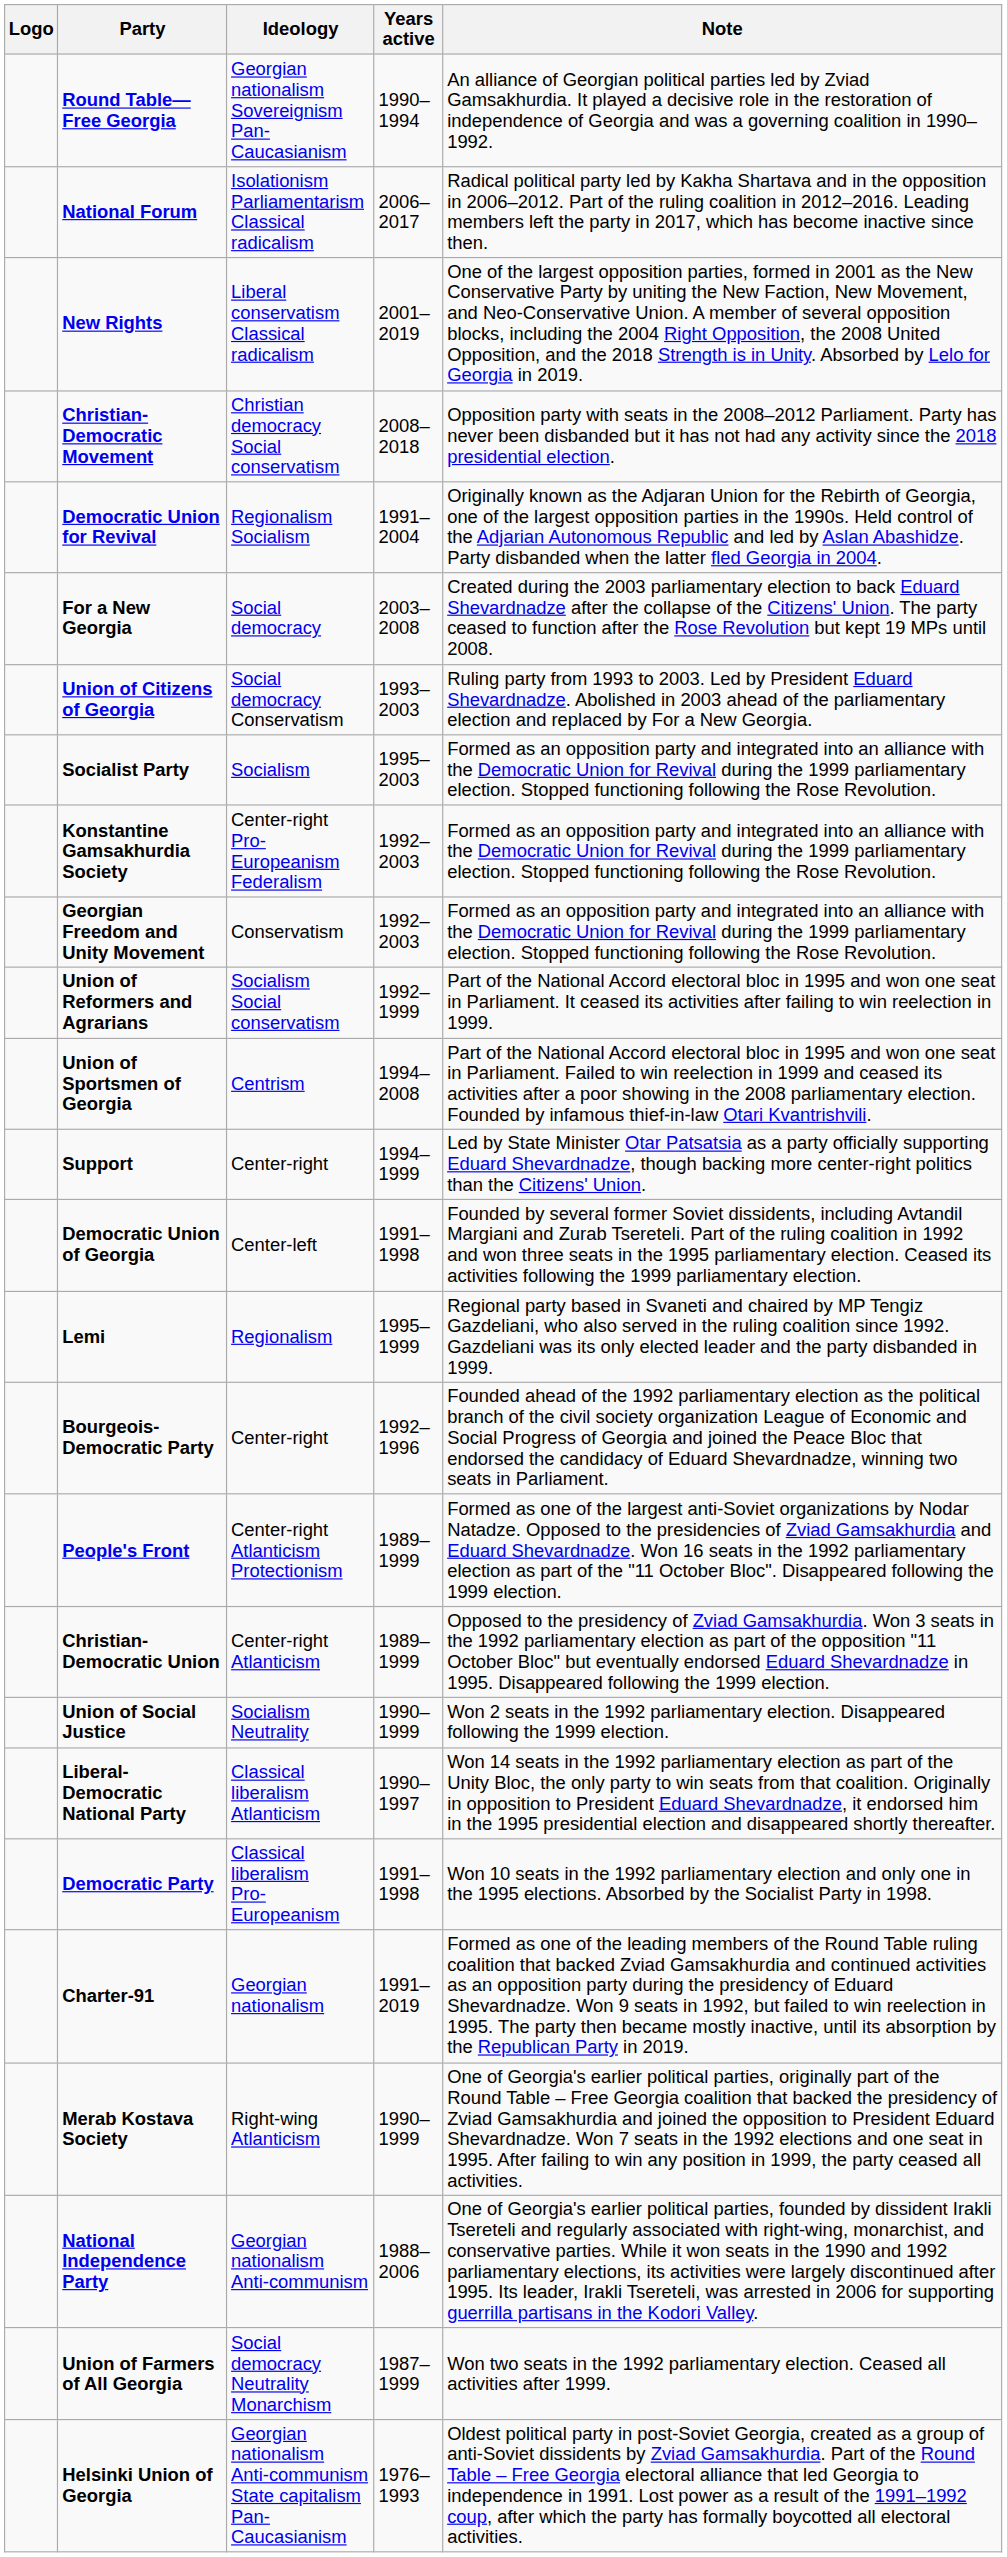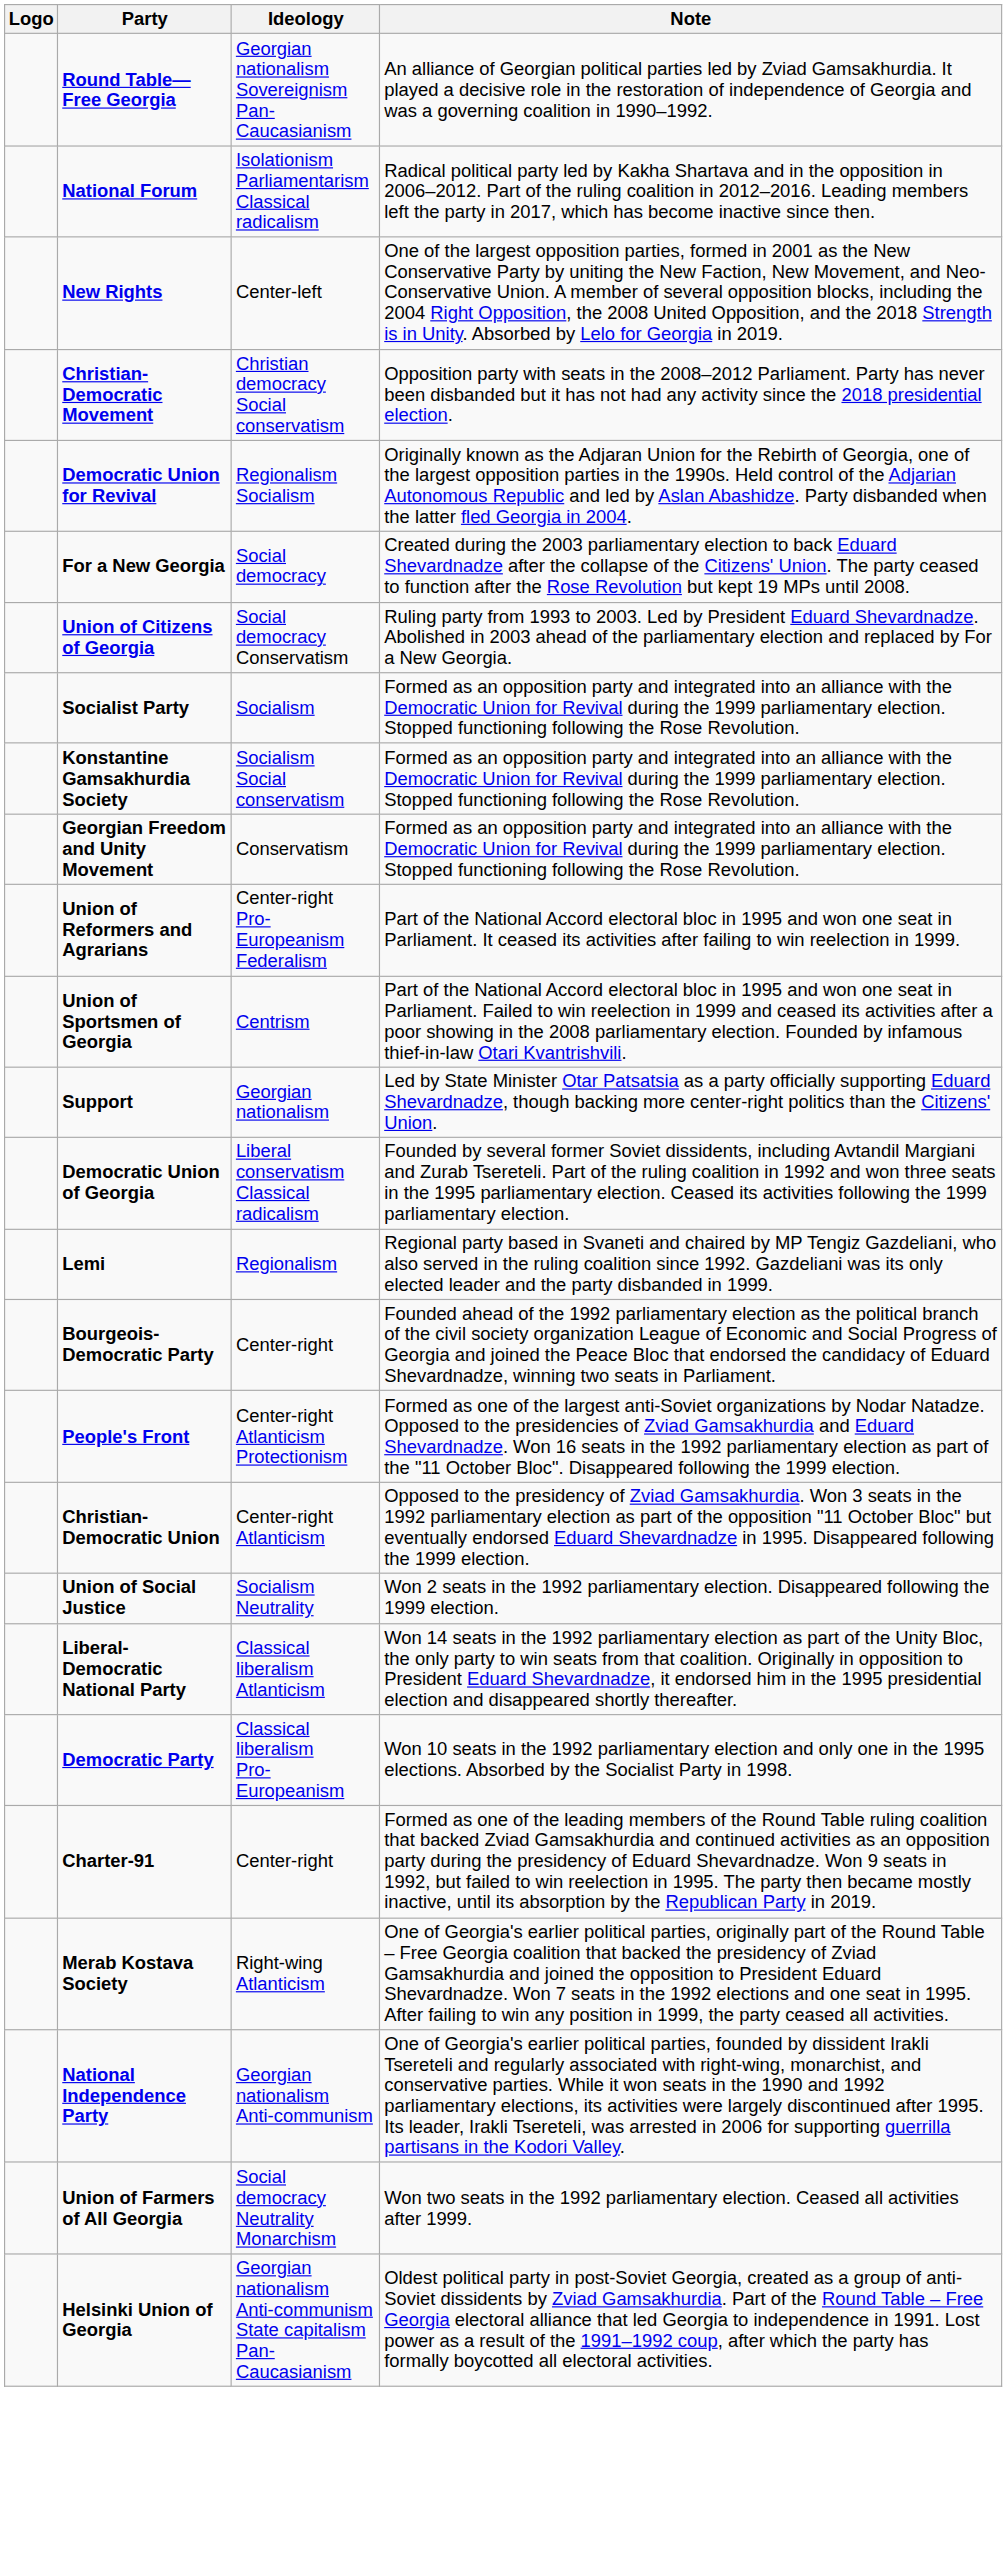- column: (409, 29)
(285, 323) Liberal conservatism Classical radicalism -> (279, 292) Center-left
(285, 850) Center-right Pro-Europeanism Federalism -> (290, 778) Socialism Social conservatism
(285, 1002) Socialism Social conservatism -> (290, 930) Center-right Pro-Europeanism Federalism
(280, 1164) Center-right -> (282, 1102) Georgian nationalism
(274, 1245) Center-left -> (290, 1183) Liberal conservatism Classical radicalism
(278, 1996) Georgian nationalism -> (284, 1861) Center-right
